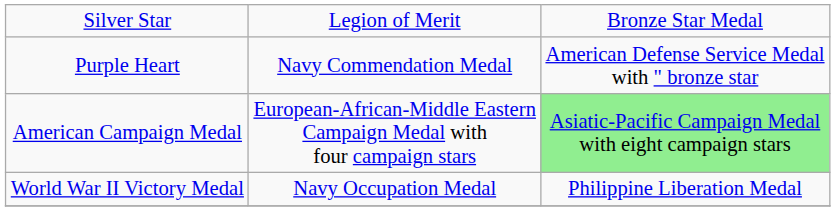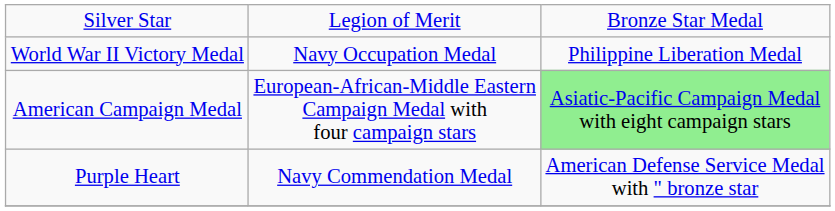rows swapped: (127, 65) <-> (127, 188)
